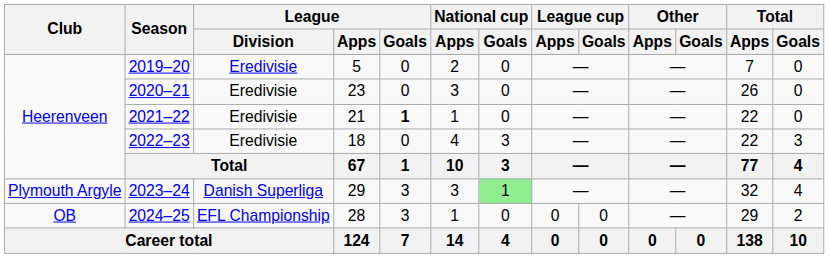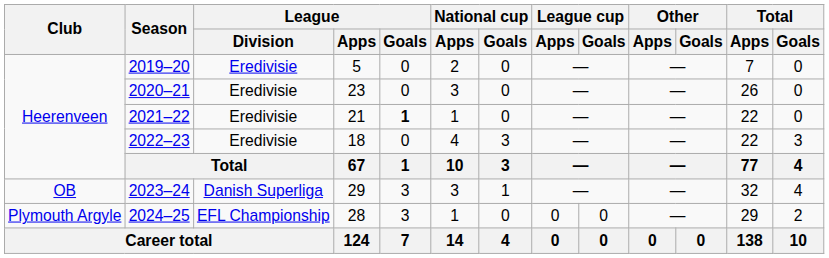(65, 191) Plymouth Argyle -> (65, 191) OB
(505, 191) lightgreen background -> (505, 191) no background
(65, 215) OB -> (65, 215) Plymouth Argyle
